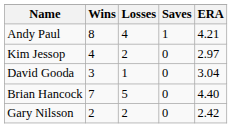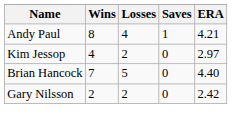- row: (41, 73)
